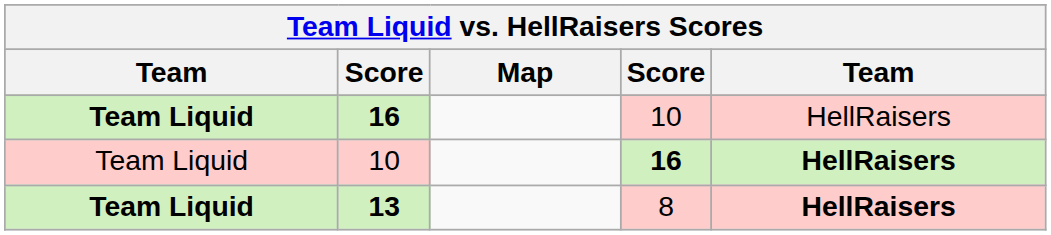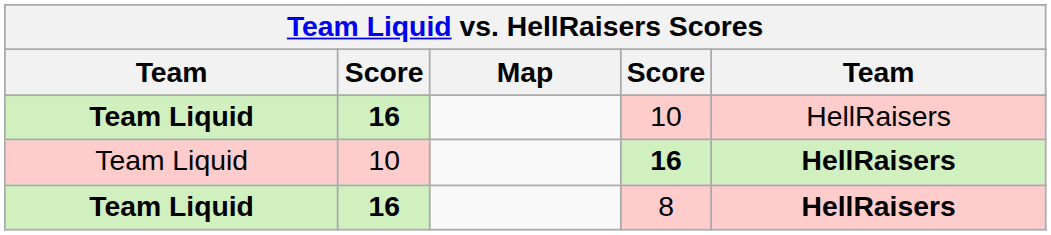(384, 206) 13 -> (384, 206) 16
